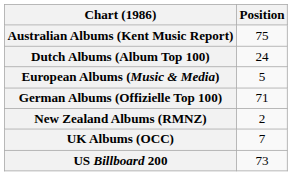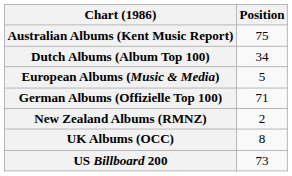(262, 56) 24 -> (262, 56) 34
(262, 139) 7 -> (262, 139) 8
